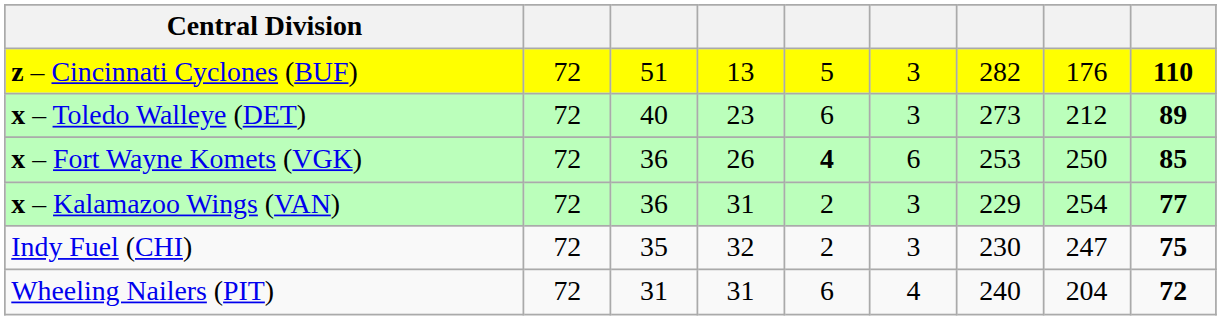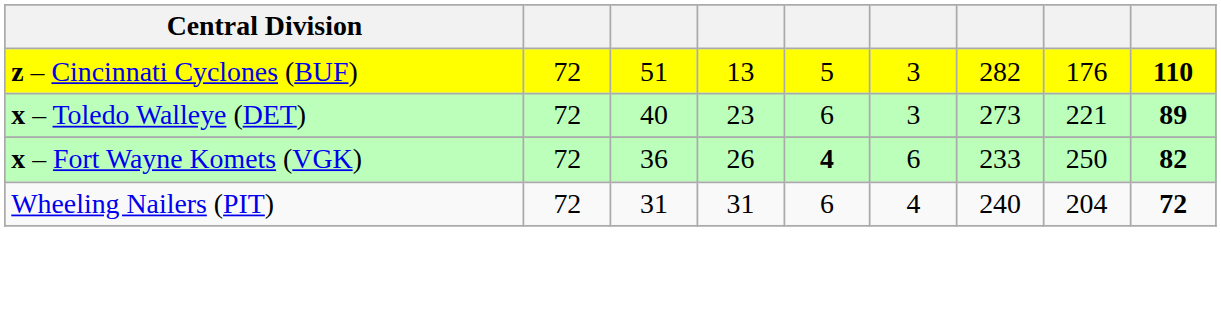(1087, 114) 212 -> (1087, 114) 221
(1000, 159) 253 -> (1000, 159) 233
(1173, 159) 85 -> (1173, 159) 82
- row: (176, 203)
- row: (102, 247)
